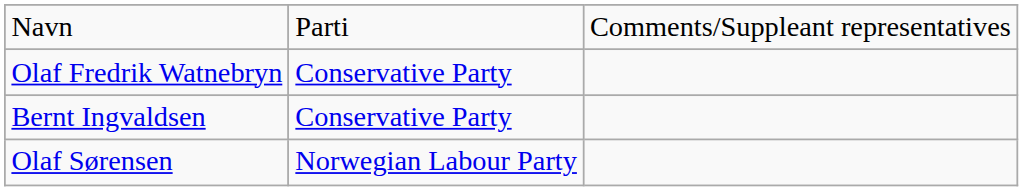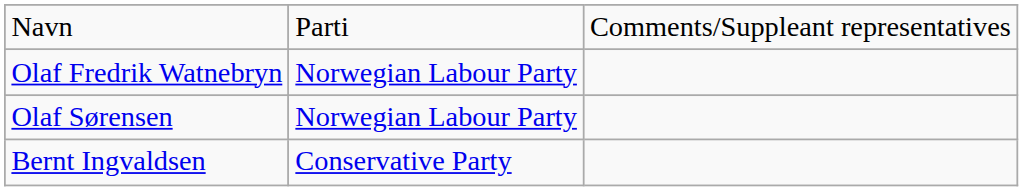(404, 71) Conservative Party -> (436, 71) Norwegian Labour Party
rows swapped: (109, 116) <-> (92, 161)
